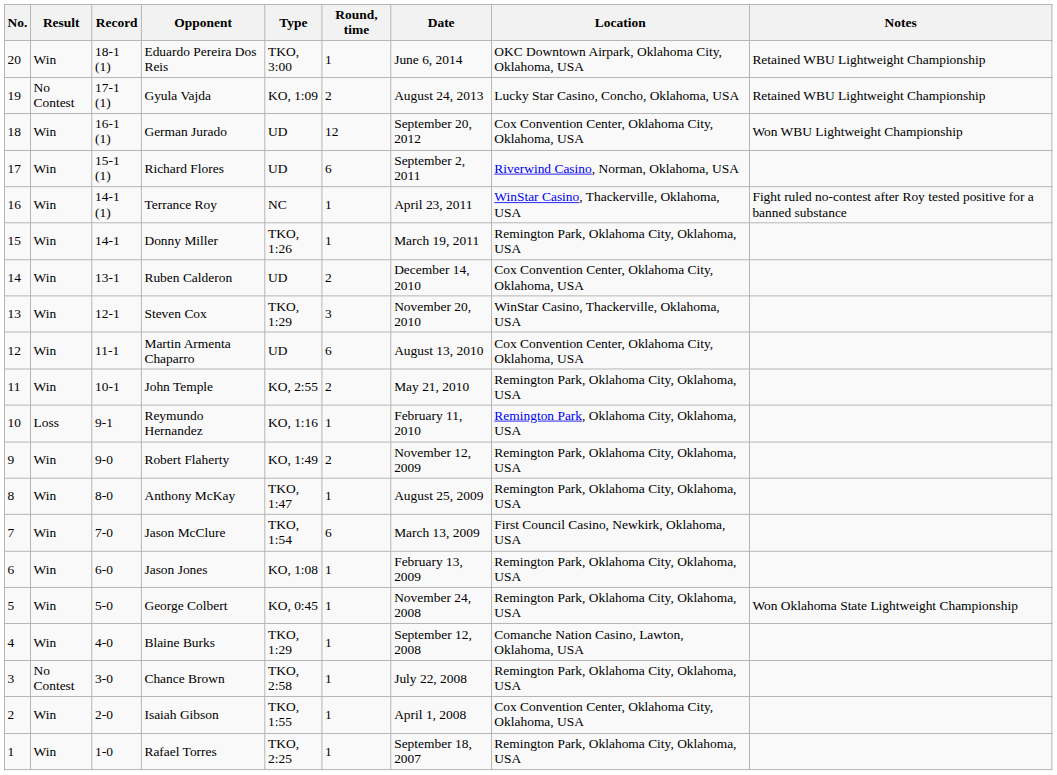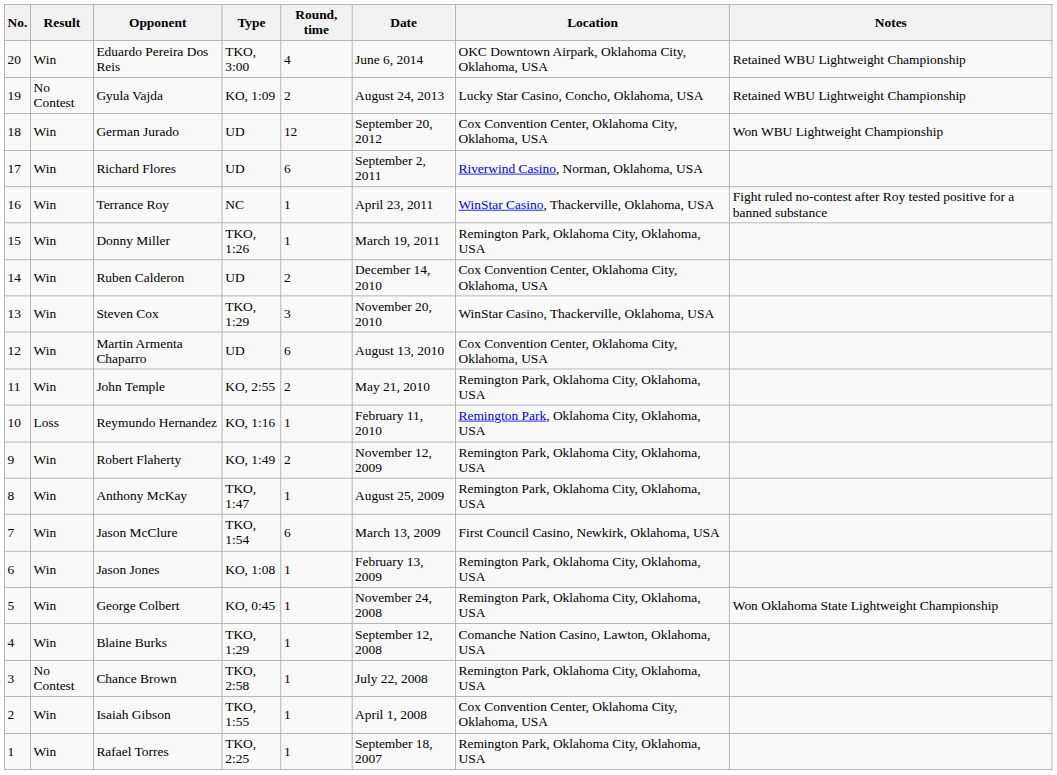- column: (117, 22)
(328, 59) 1 -> (287, 59) 4
